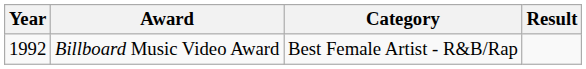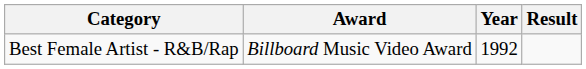columns swapped: (28, 19) <-> (403, 19)
